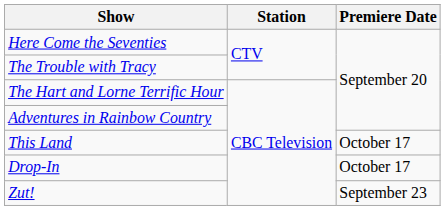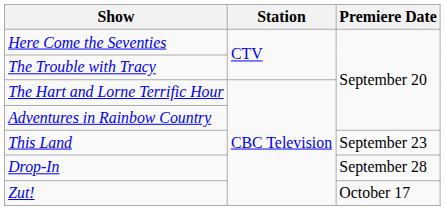(375, 142) October 17 -> (383, 142) September 23
(375, 167) October 17 -> (383, 167) September 28
(383, 192) September 23 -> (375, 192) October 17
